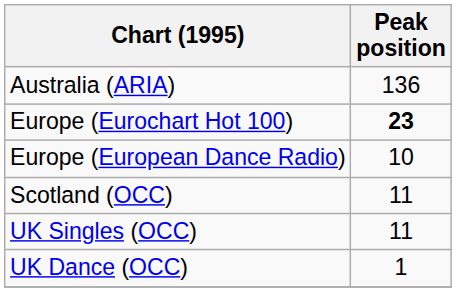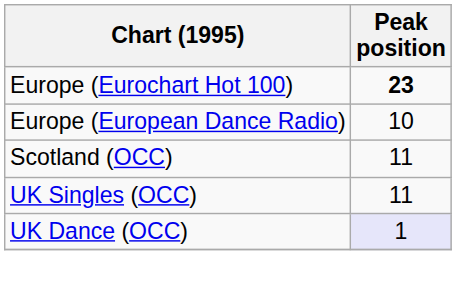- row: (93, 85)
(401, 267) no background -> (401, 231) lavender background
